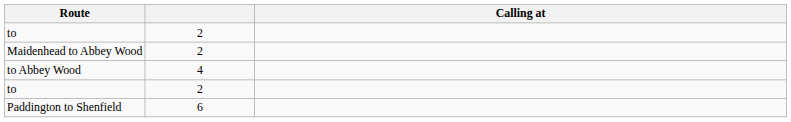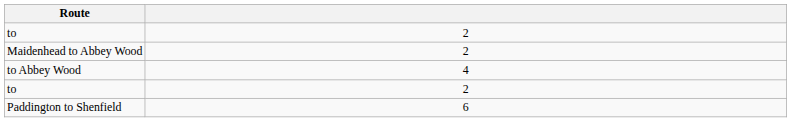- column: (521, 13)
